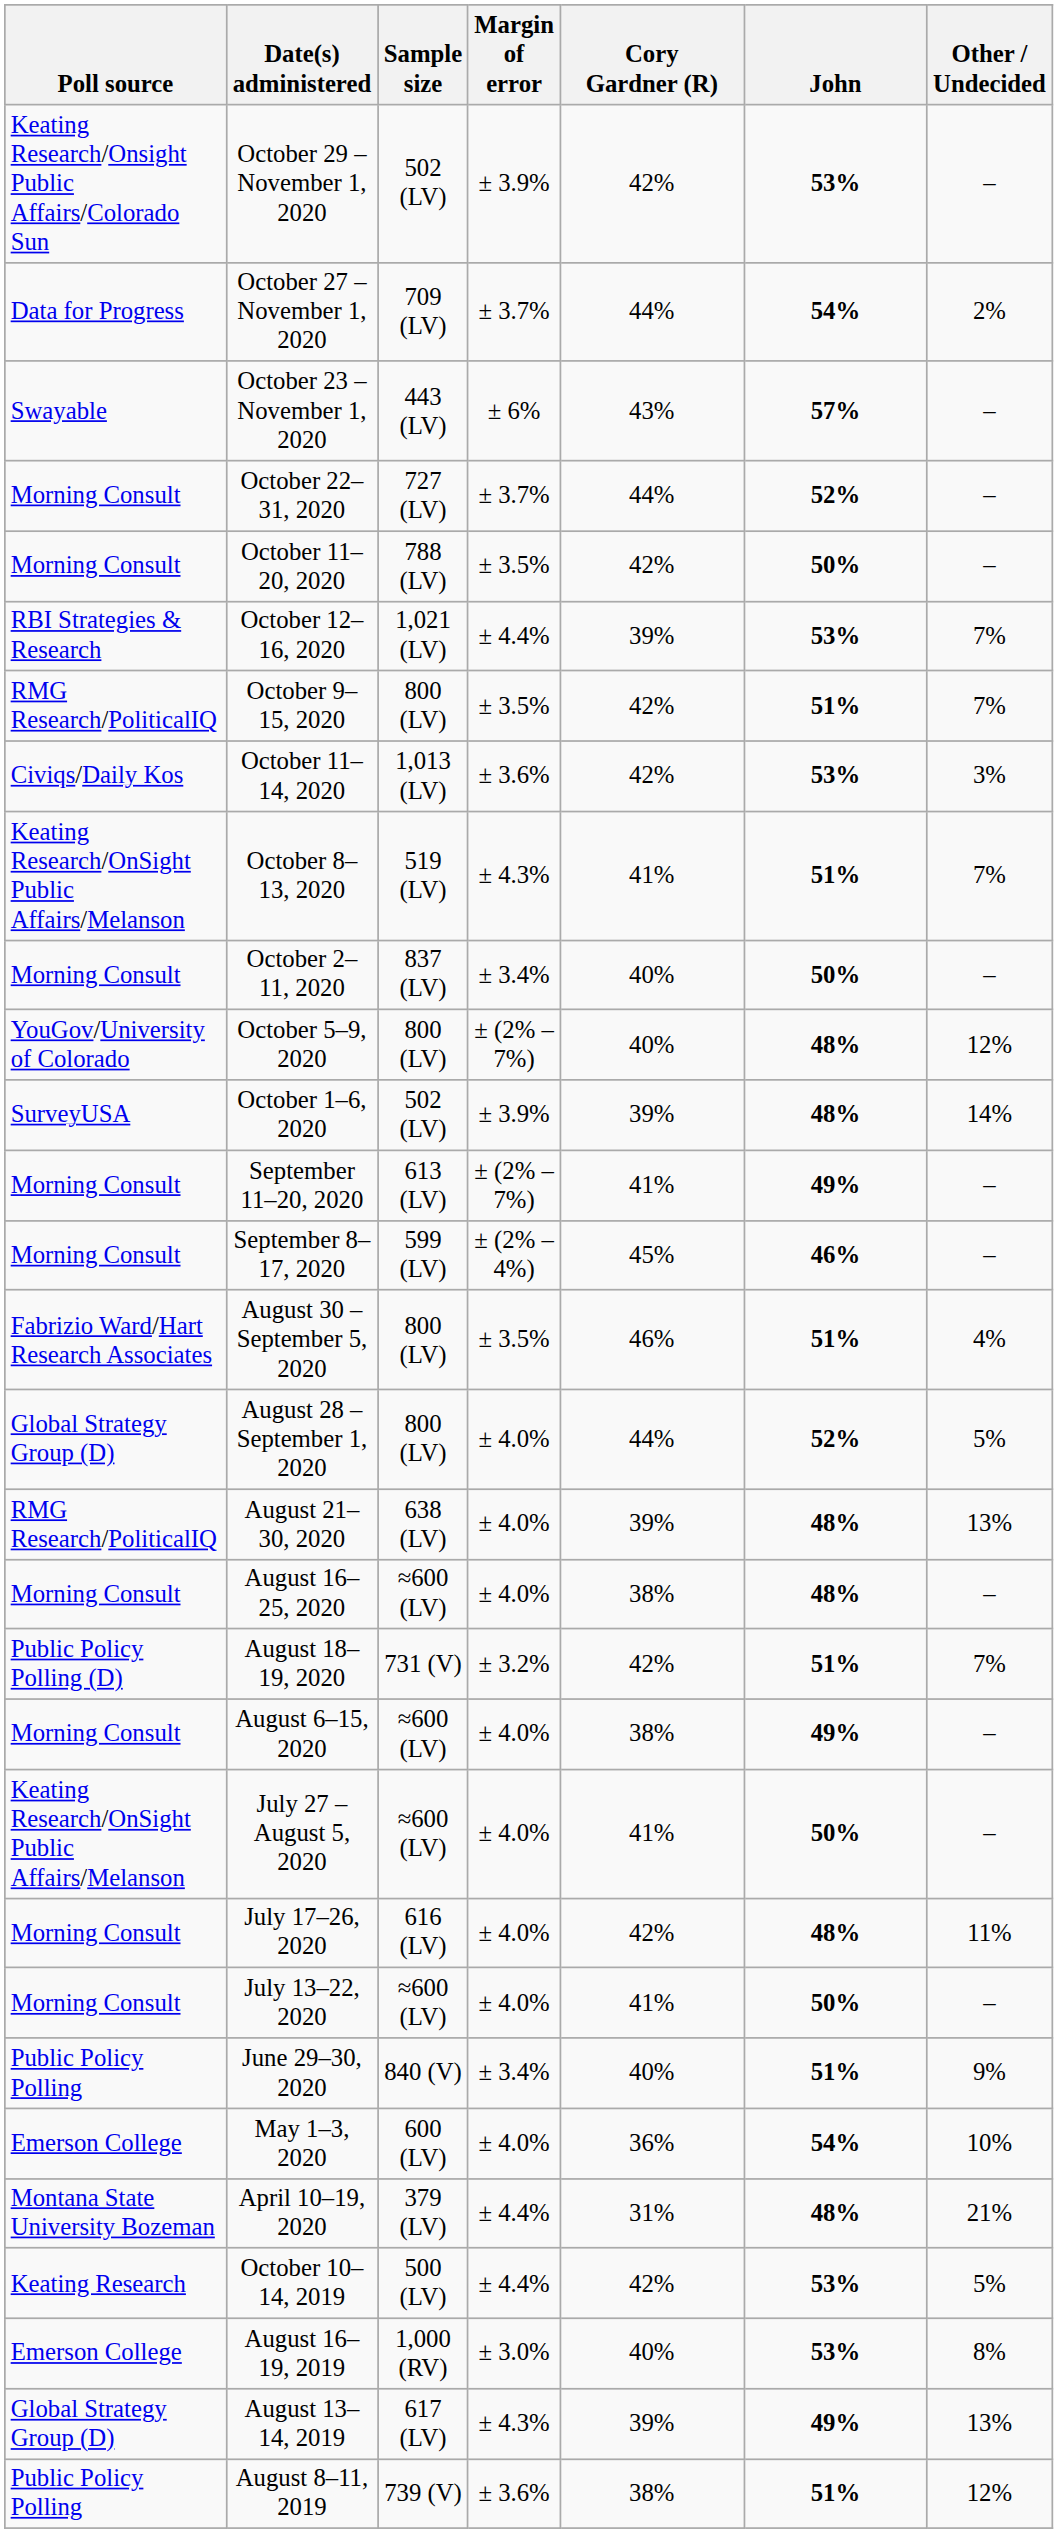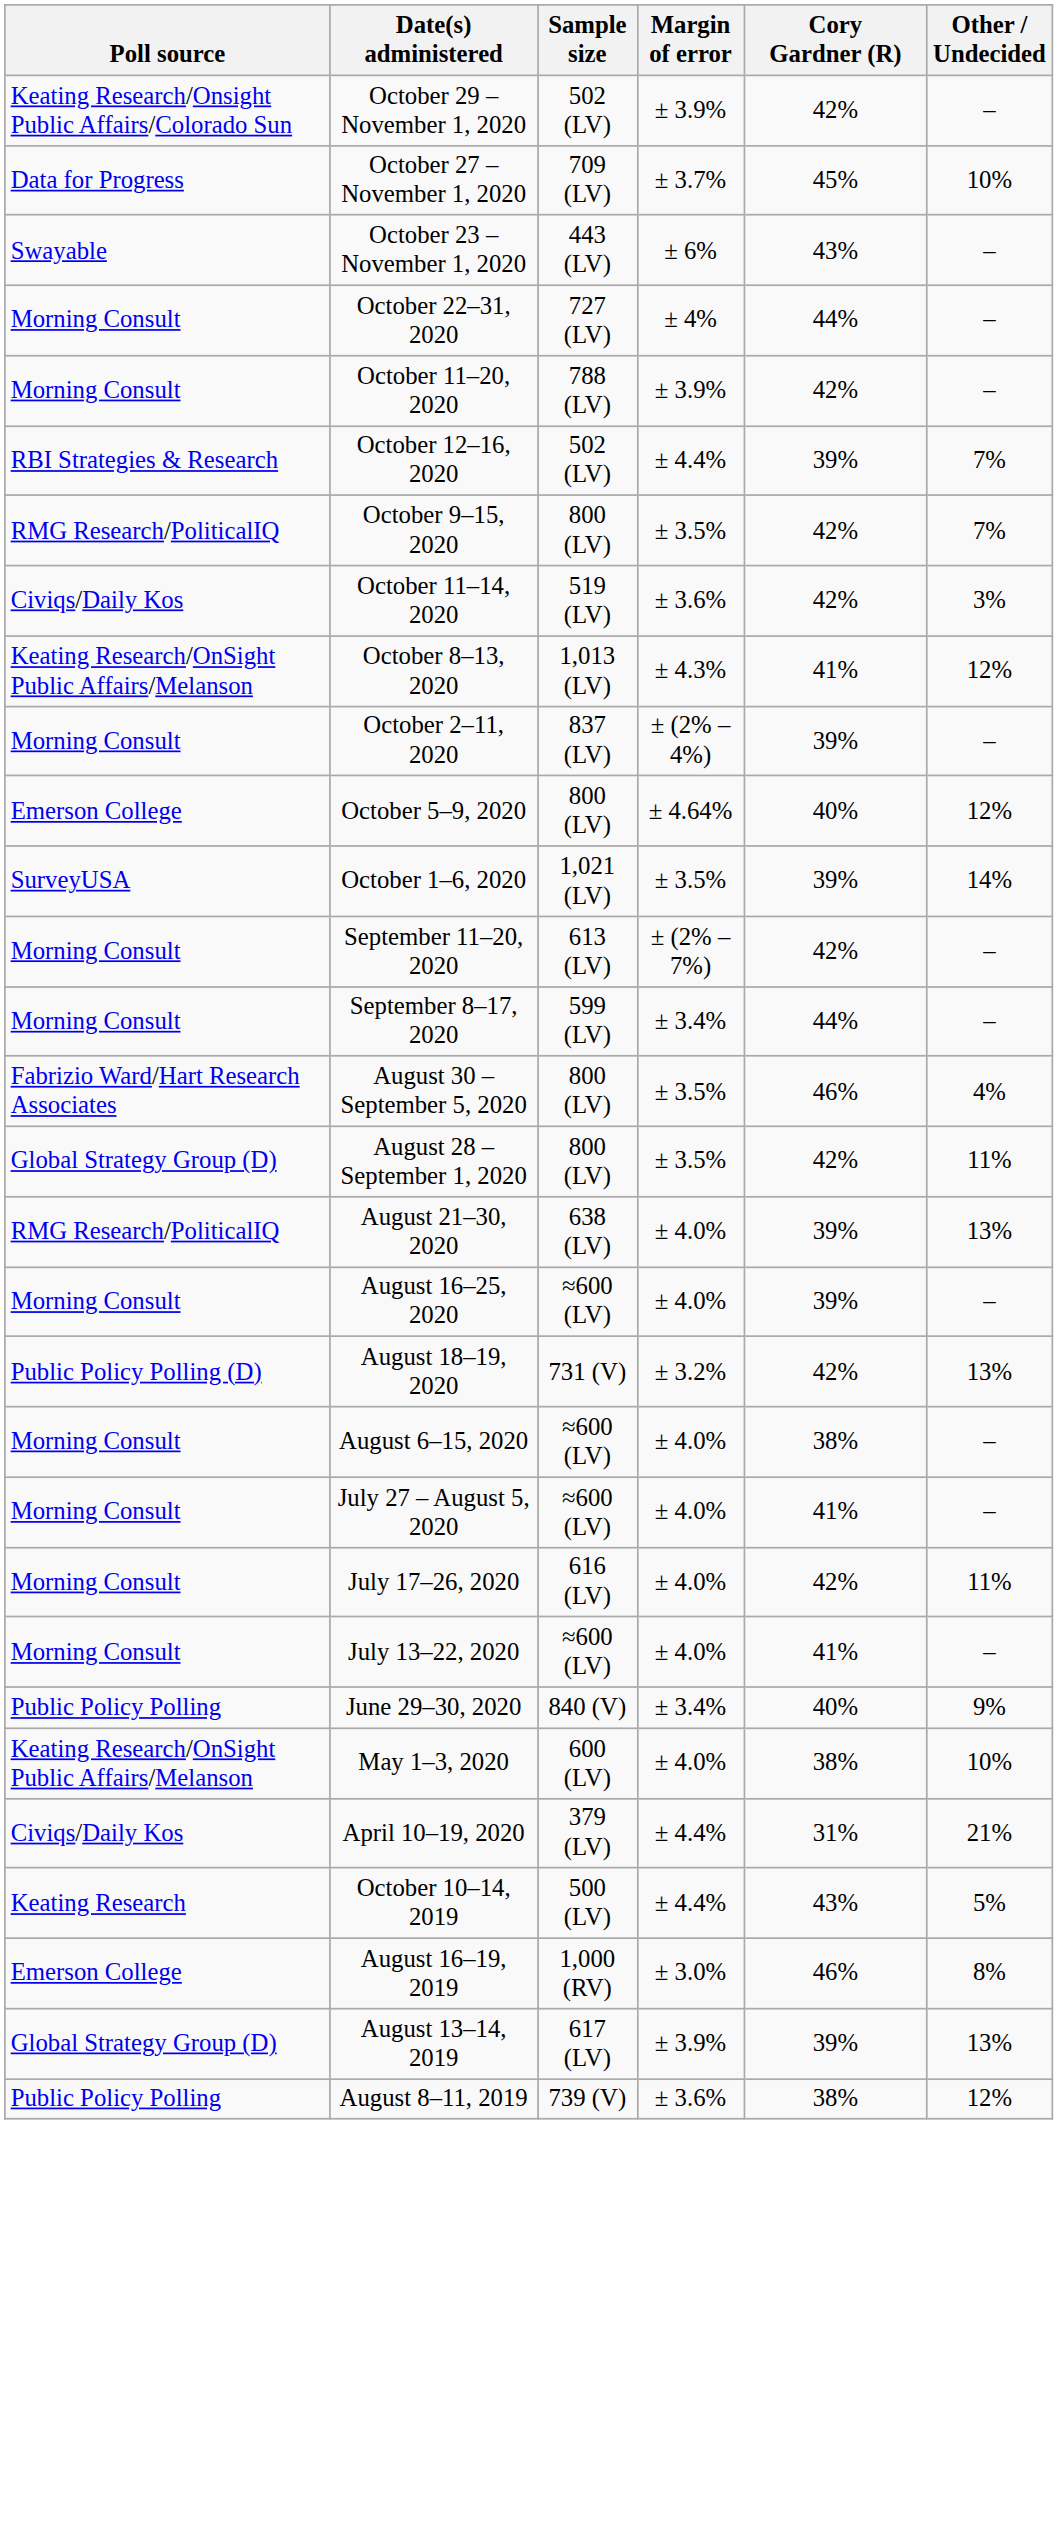- column: (835, 83)
(652, 311) 44% -> (835, 180) 45%
(989, 311) 2% -> (989, 180) 10%
(514, 495) ± 3.7% -> (691, 320) ± 4%
(514, 565) ± 3.5% -> (691, 390) ± 3.9%
(423, 635) 1,021 (LV) -> (587, 460) 502 (LV)
(423, 776) 1,013 (LV) -> (587, 600) 519 (LV)
(423, 875) 519 (LV) -> (587, 670) 1,013 (LV)
(989, 875) 7% -> (989, 670) 12%
(514, 974) ± 3.4% -> (691, 740) ± (2% – 4%)
(652, 974) 40% -> (835, 740) 39%
(108, 1044) YouGov/University of Colorado -> (96, 810) Emerson College
(514, 1044) ± (2% – 7%) -> (691, 810) ± 4.64%
(423, 1114) 502 (LV) -> (587, 881) 1,021 (LV)
(514, 1114) ± 3.9% -> (691, 881) ± 3.5%
(652, 1185) 41% -> (835, 951) 42%
(514, 1255) ± (2% – 4%) -> (691, 1021) ± 3.4%
(652, 1255) 45% -> (835, 1021) 44%
(514, 1439) ± 4.0% -> (691, 1161) ± 3.5%
(652, 1439) 44% -> (835, 1161) 42%
(989, 1439) 5% -> (989, 1161) 11%
(652, 1593) 38% -> (835, 1301) 39%
(989, 1664) 7% -> (989, 1371) 13%
(101, 1833) Keating Research/OnSight Public Affairs/Melanson -> (96, 1511) Morning Consult
(96, 2143) Emerson College -> (143, 1762) Keating Research/OnSight Public Affairs/Melanson
(652, 2143) 36% -> (835, 1762) 38%
(113, 2213) Montana State University Bozeman -> (97, 1833) Civiqs/Daily Kos
(652, 2283) 42% -> (835, 1903) 43%
(652, 2353) 40% -> (835, 1973) 46%
(514, 2423) ± 4.3% -> (691, 2043) ± 3.9%
